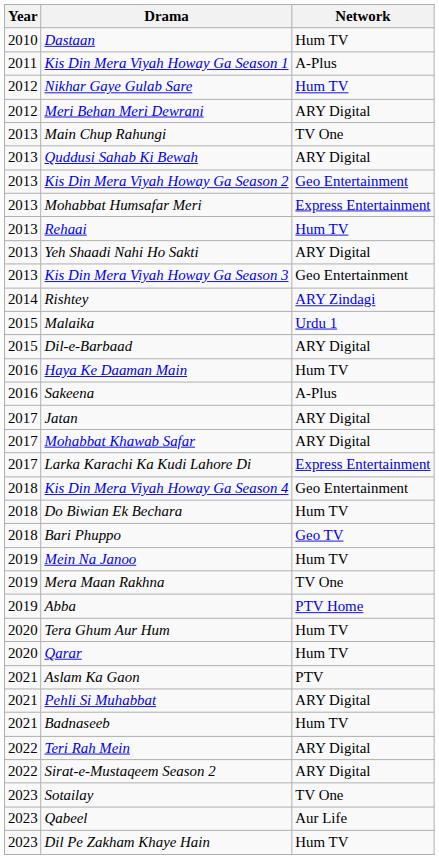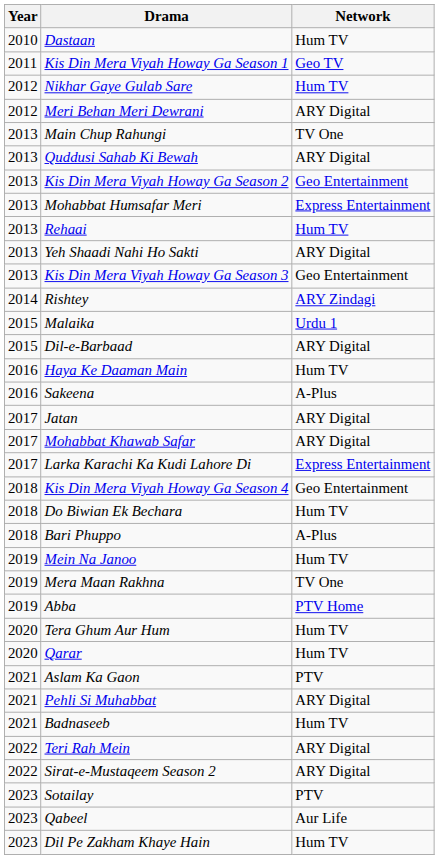(316, 63) A-Plus -> (319, 63) Geo TV
(319, 535) Geo TV -> (316, 535) A-Plus
(319, 795) TV One -> (309, 795) PTV
